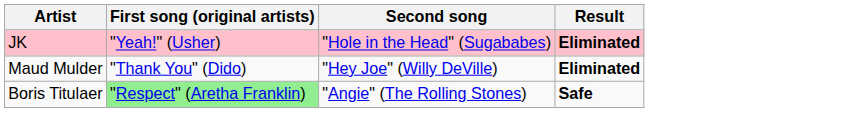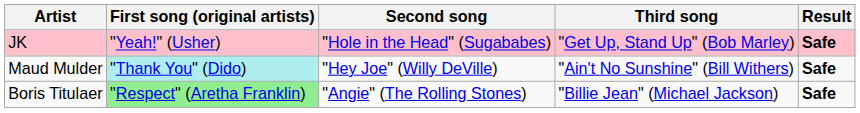+ column: (677, 17)
(599, 42) Eliminated -> (819, 42) Safe
(178, 68) no background -> (178, 68) paleturquoise background
(599, 68) Eliminated -> (819, 68) Safe
